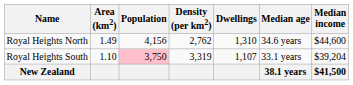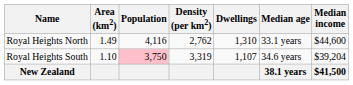(156, 41) 4,156 -> (156, 41) 4,116
(281, 41) 34.6 years -> (281, 41) 33.1 years
(281, 56) 33.1 years -> (281, 56) 34.6 years
